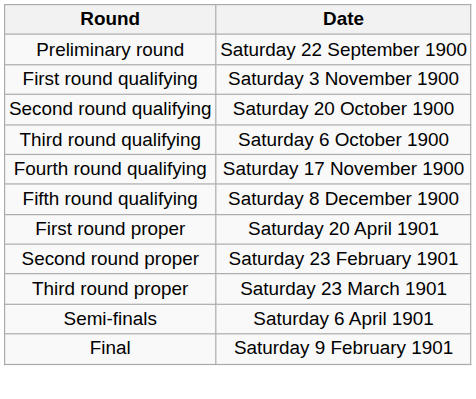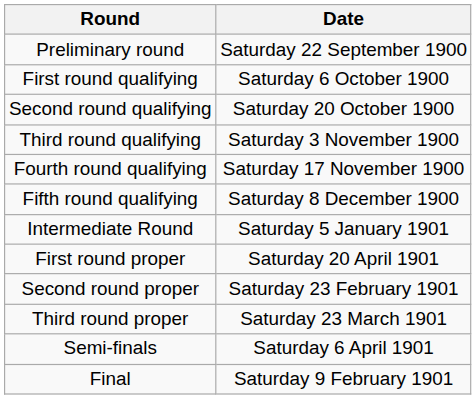(344, 79) Saturday 3 November 1900 -> (344, 79) Saturday 6 October 1900
(344, 139) Saturday 6 October 1900 -> (344, 139) Saturday 3 November 1900
+ row: (110, 229)
